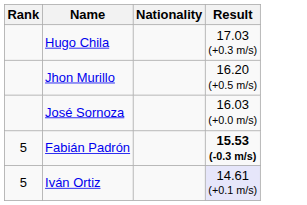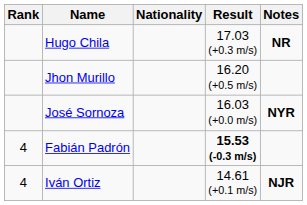+ column: (281, 14)
(23, 148) 5 -> (23, 148) 4
(23, 183) 5 -> (23, 183) 4
(233, 183) lavender background -> (233, 183) no background
